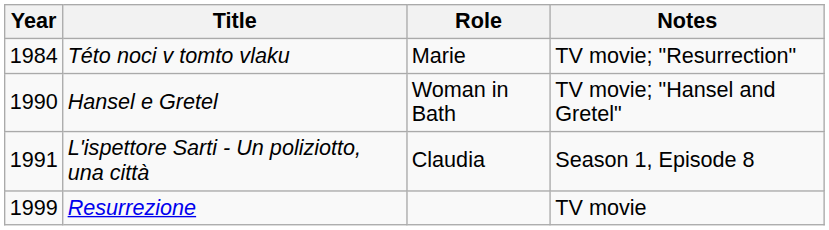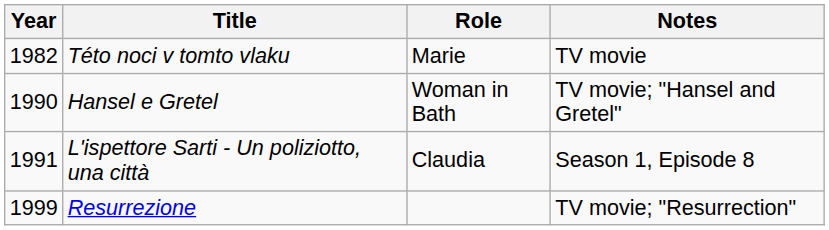(34, 55) 1984 -> (34, 55) 1982
(676, 55) TV movie; "Resurrection" -> (601, 55) TV movie
(601, 207) TV movie -> (676, 207) TV movie; "Resurrection"
